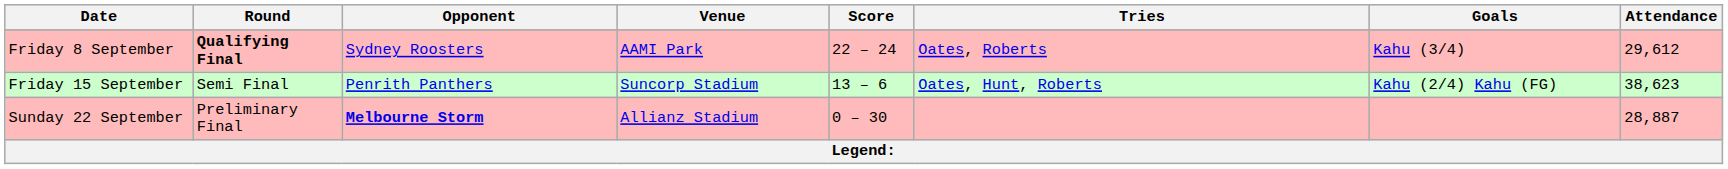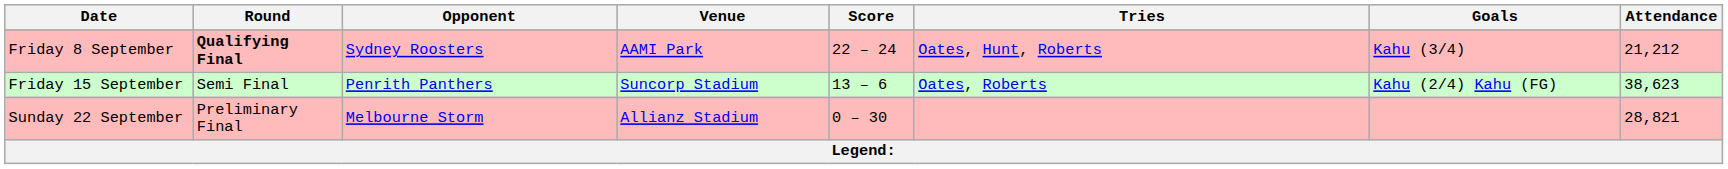(983, 51) Oates, Roberts -> (1010, 51) Oates, Hunt, Roberts
(1652, 51) 29,612 -> (1652, 51) 21,212
(1010, 84) Oates, Hunt, Roberts -> (983, 84) Oates, Roberts
(415, 118) bold -> (415, 118) normal
(1652, 118) 28,887 -> (1652, 118) 28,821
